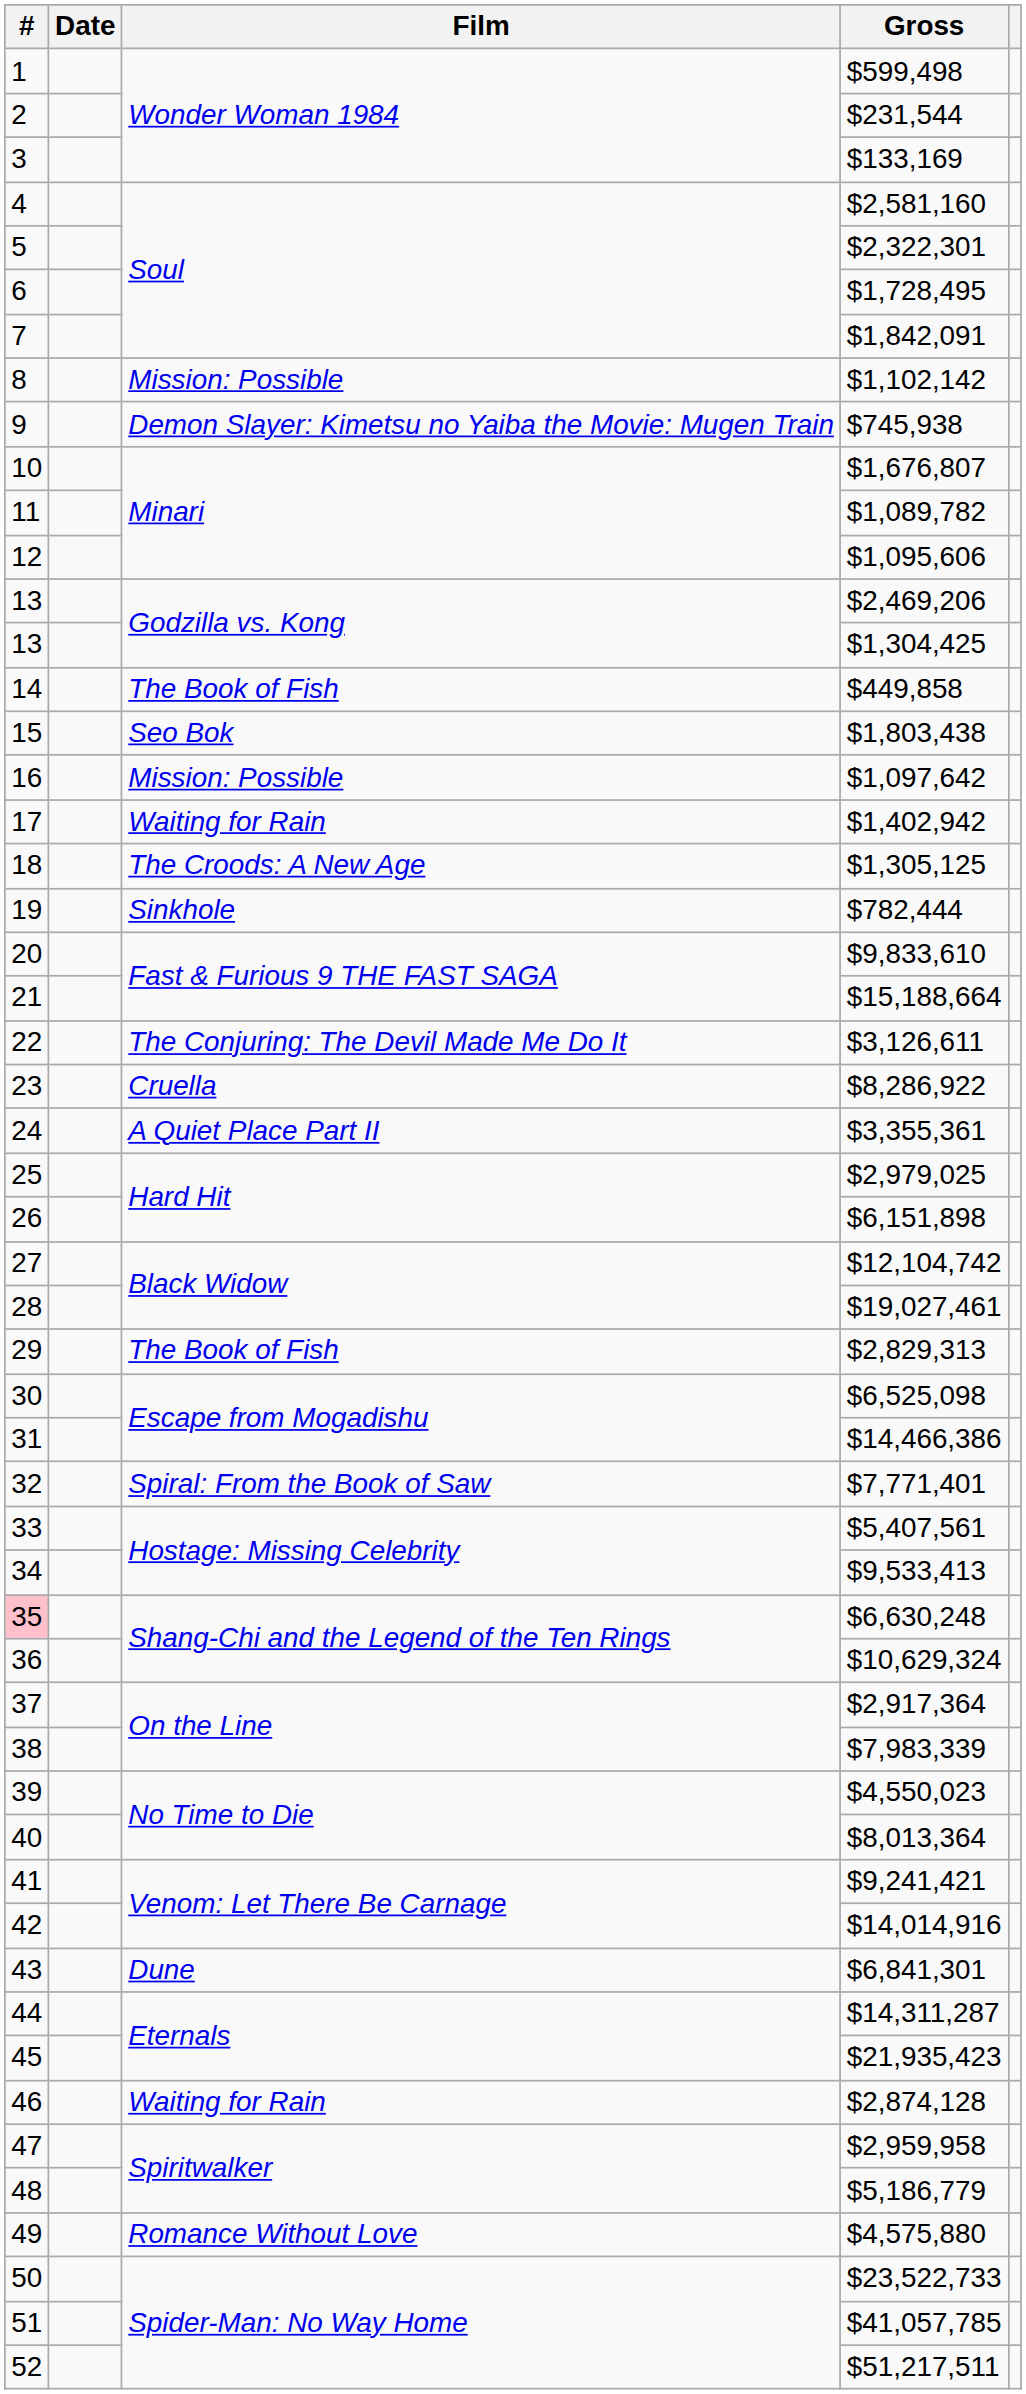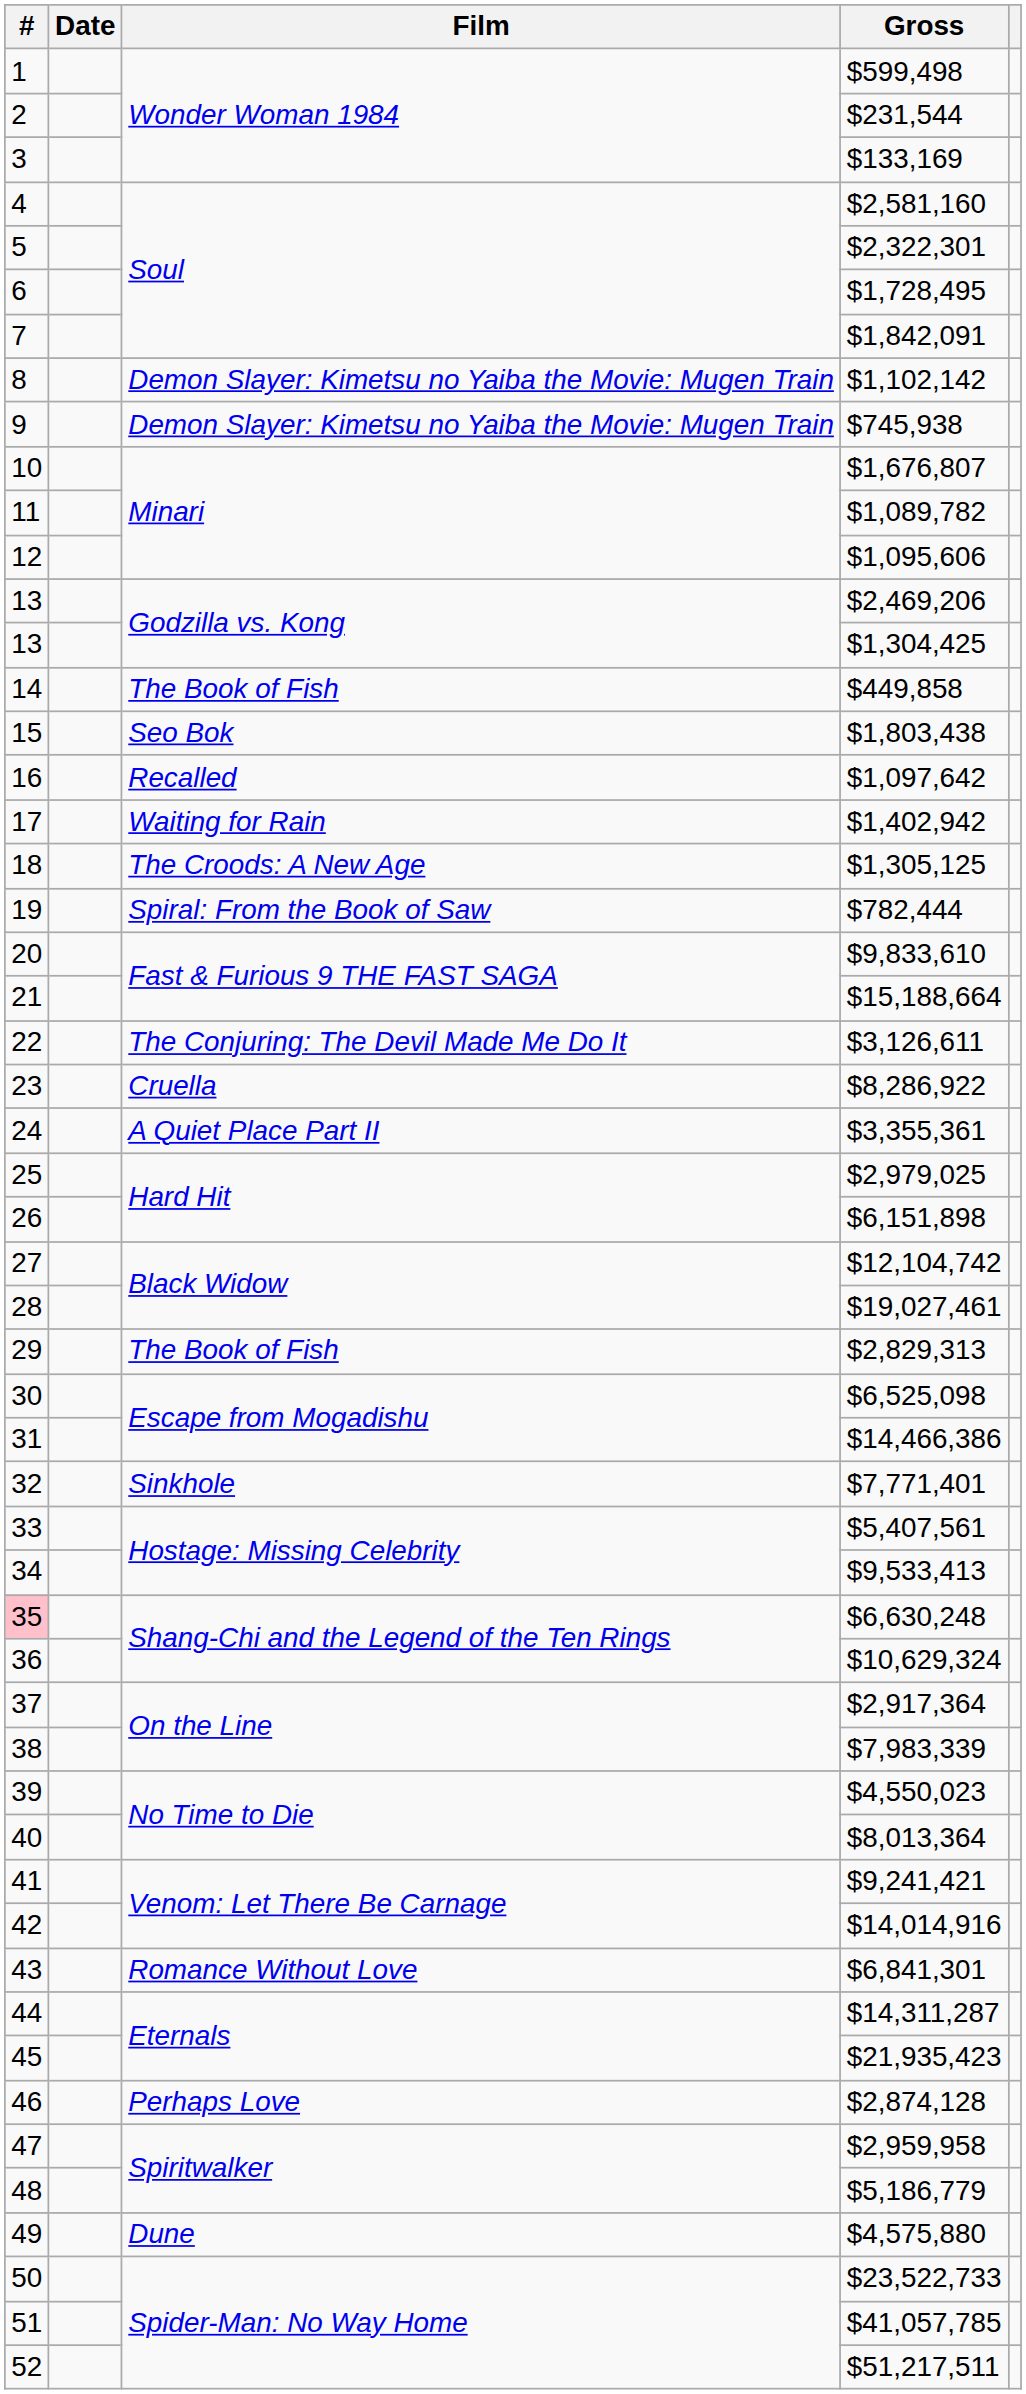(236, 379) Mission: Possible -> (481, 379) Demon Slayer: Kimetsu no Yaiba the Movie: Mugen Train
(236, 777) Mission: Possible -> (182, 777) Recalled
(182, 909) Sinkhole -> (309, 909) Spiral: From the Book of Saw
(309, 1483) Spiral: From the Book of Saw -> (182, 1483) Sinkhole
(162, 1969) Dune -> (273, 1969) Romance Without Love
(227, 2101) Waiting for Rain -> (214, 2101) Perhaps Love
(273, 2234) Romance Without Love -> (162, 2234) Dune
